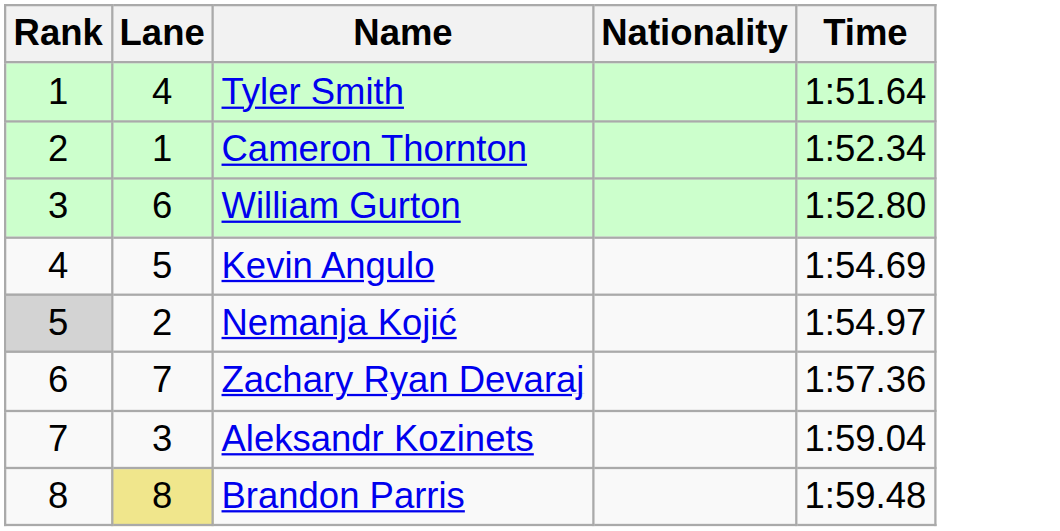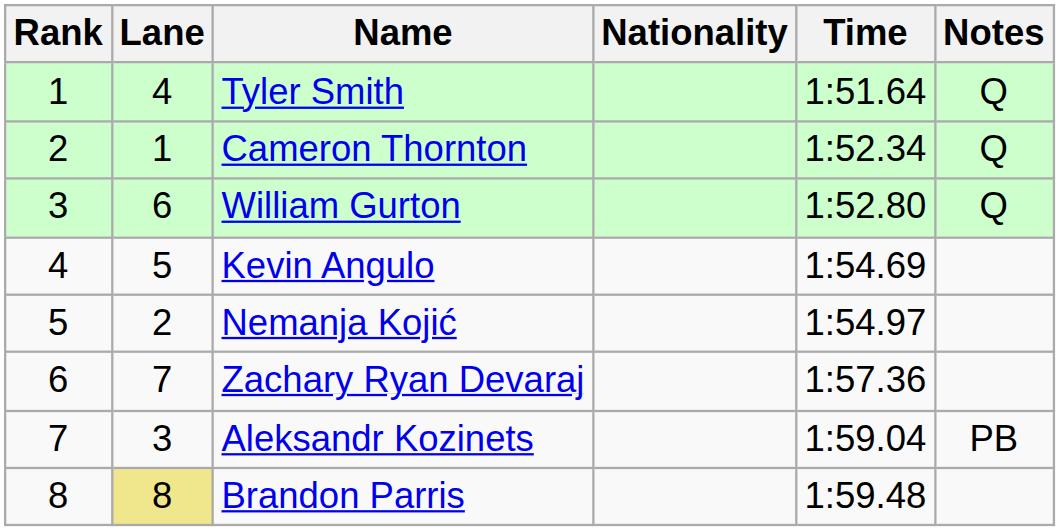+ column: (994, 33)
(58, 322) lightgrey background -> (58, 322) no background
